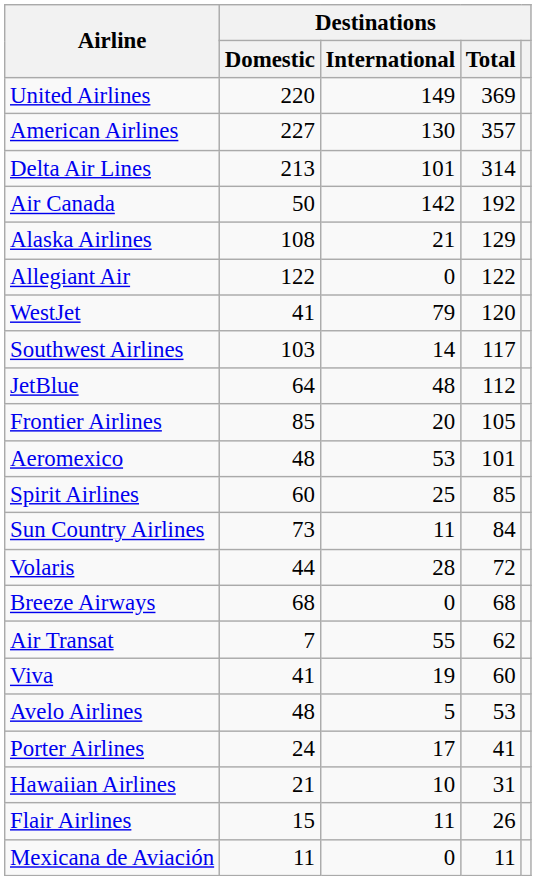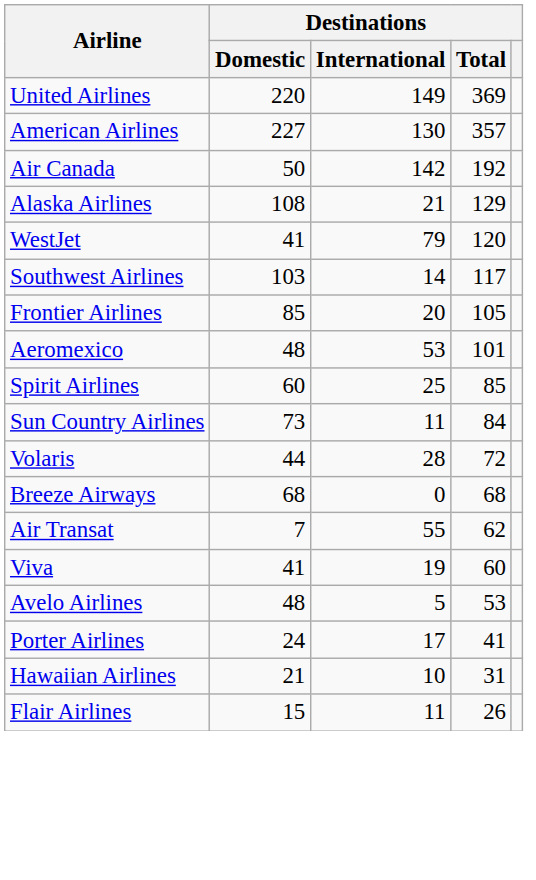- row: (81, 167)
- row: (70, 276)
- row: (44, 385)
- row: (112, 857)
